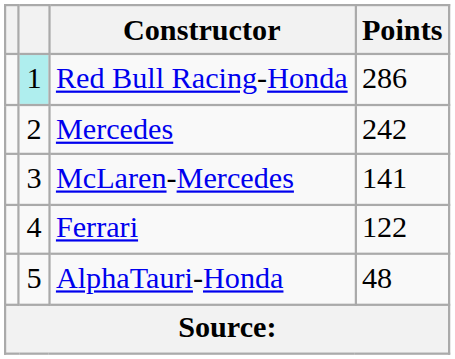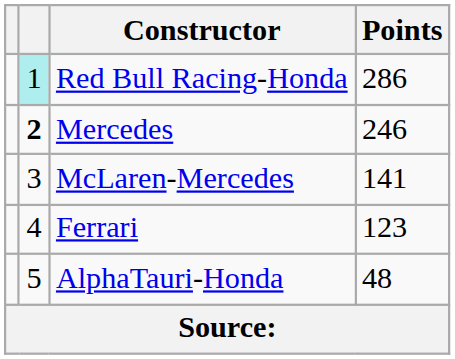(34, 128) normal -> (34, 128) bold
(385, 128) 242 -> (385, 128) 246
(385, 228) 122 -> (385, 228) 123
